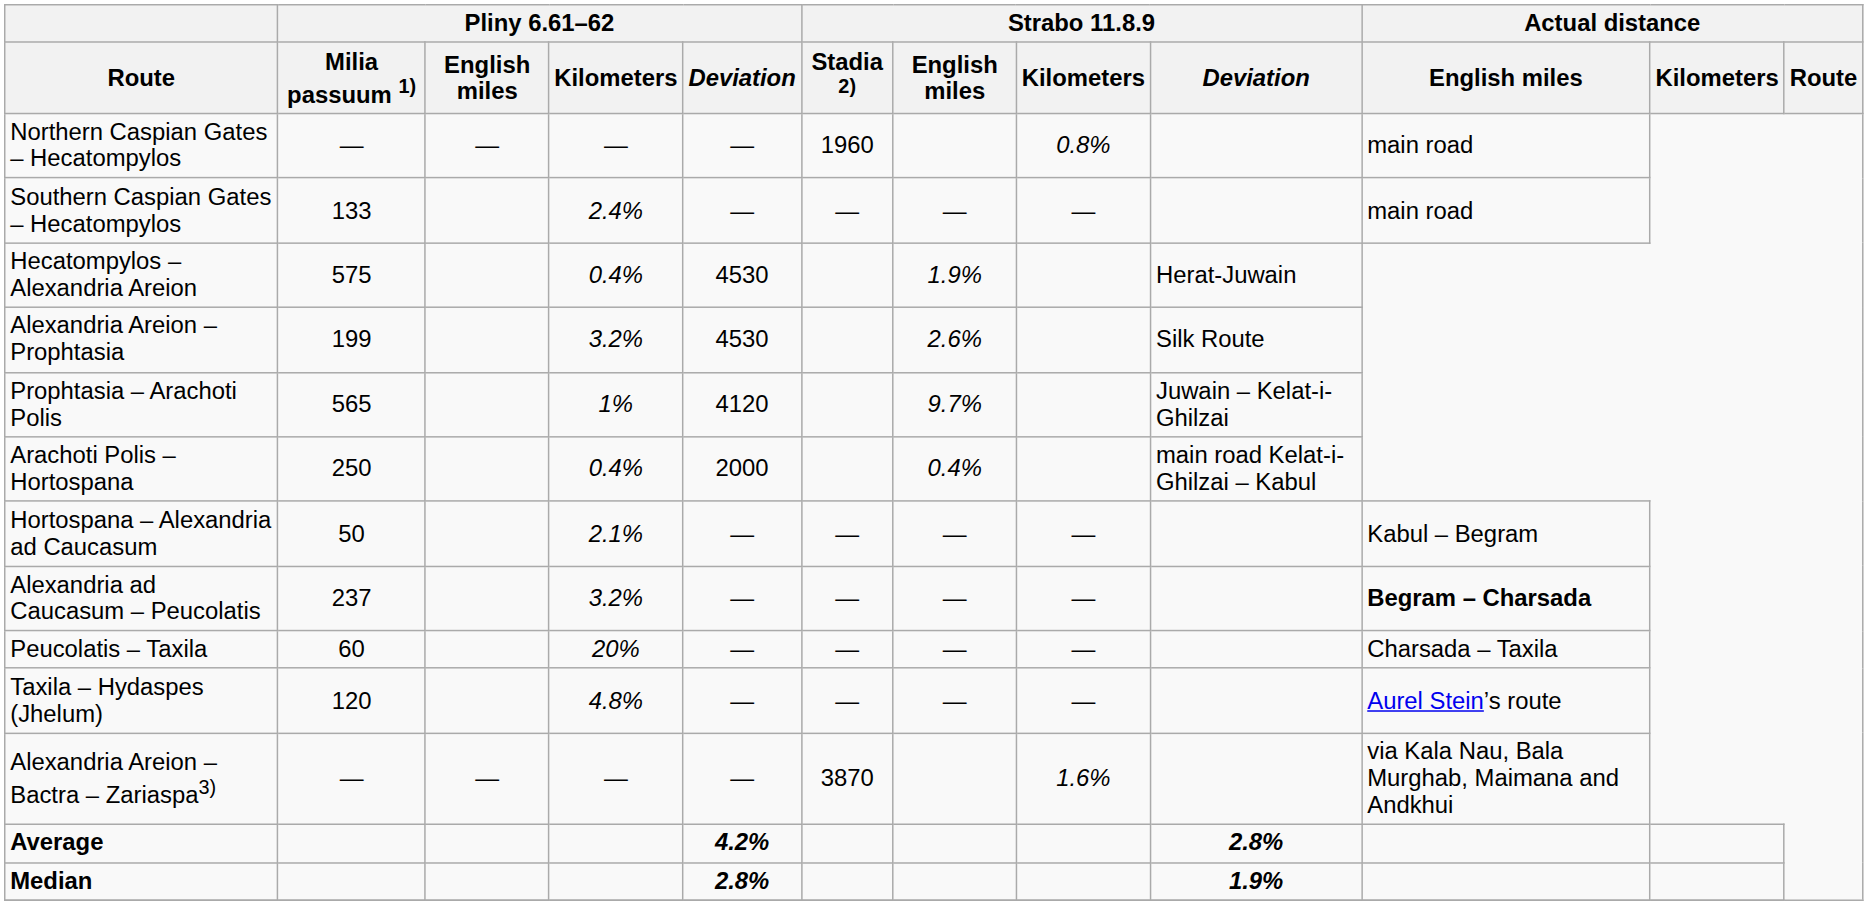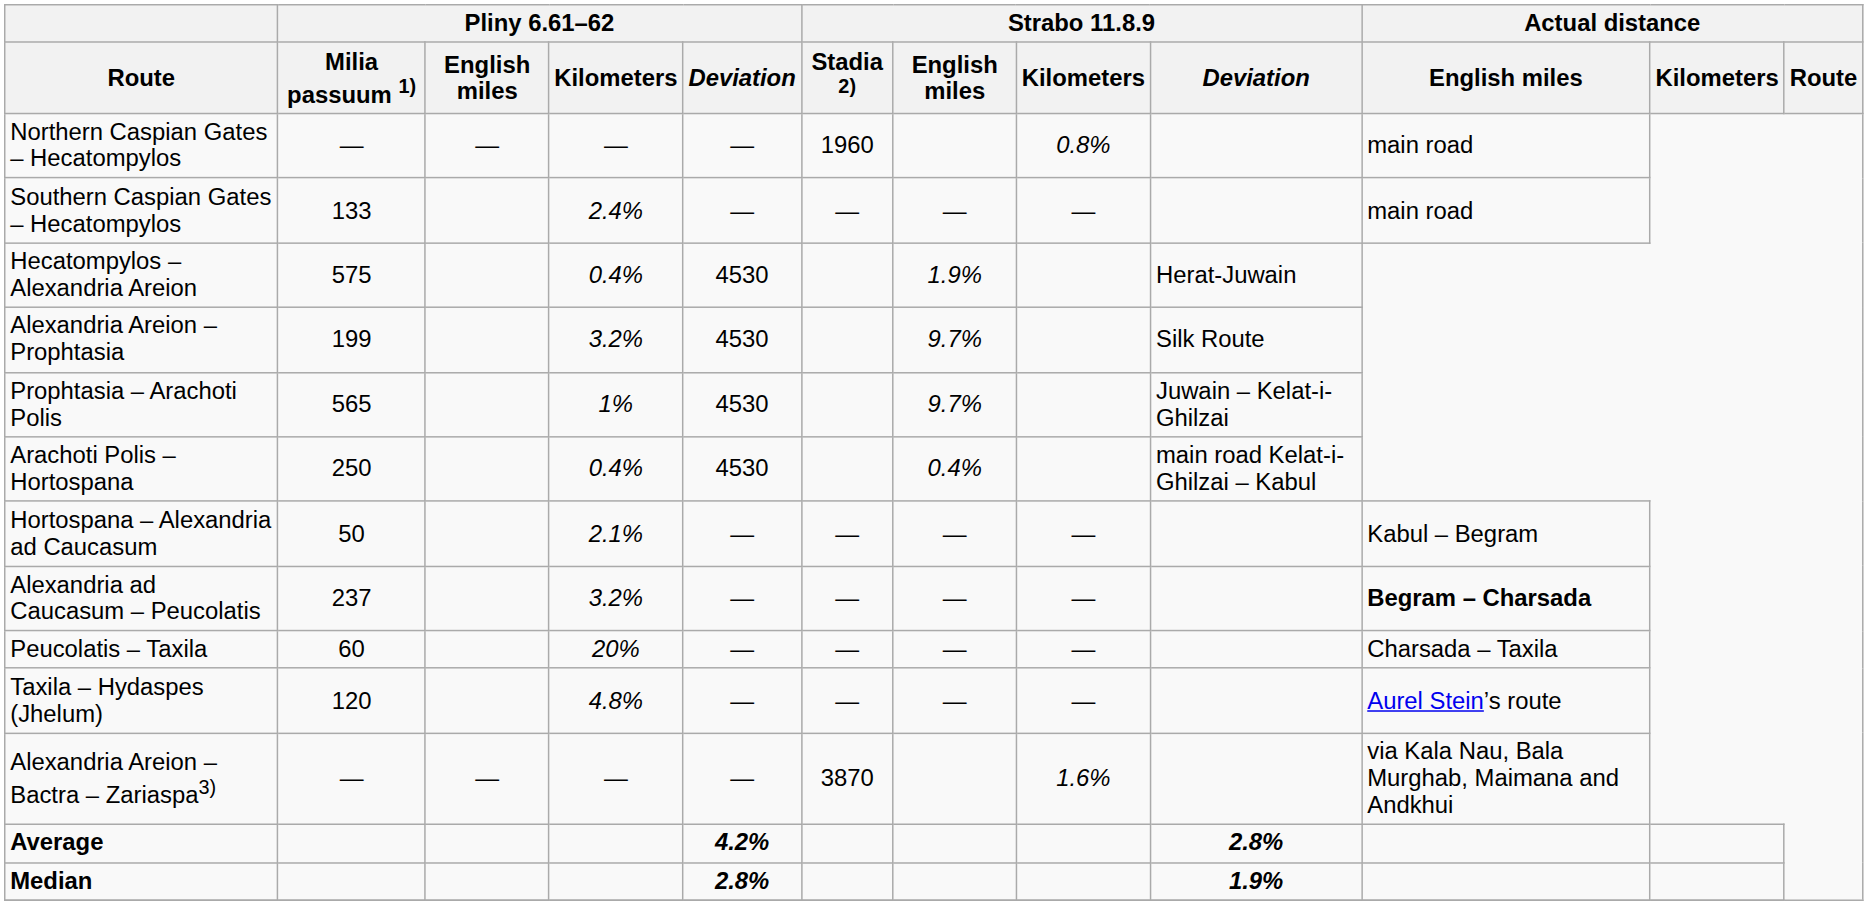(955, 339) 2.6% -> (955, 339) 9.7%
(742, 404) 4120 -> (742, 404) 4530
(742, 468) 2000 -> (742, 468) 4530
